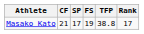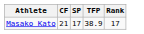- column: (89, 10)
(106, 23) 38.8 -> (94, 23) 38.9
